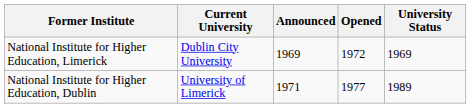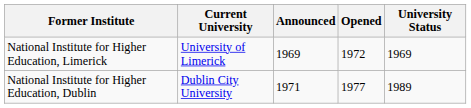(210, 53) Dublin City University -> (213, 53) University of Limerick
(213, 86) University of Limerick -> (210, 86) Dublin City University
